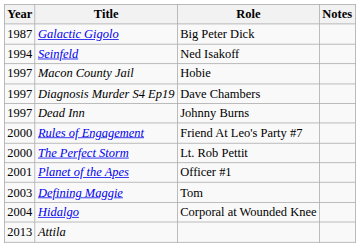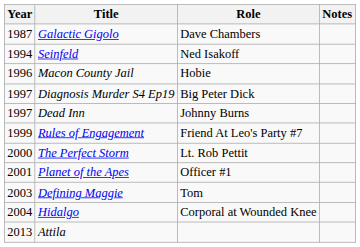(217, 34) Big Peter Dick -> (220, 34) Dave Chambers
(20, 73) 1997 -> (20, 73) 1996
(220, 93) Dave Chambers -> (217, 93) Big Peter Dick
(20, 133) 2000 -> (20, 133) 1999
